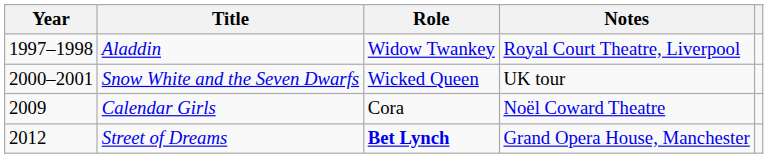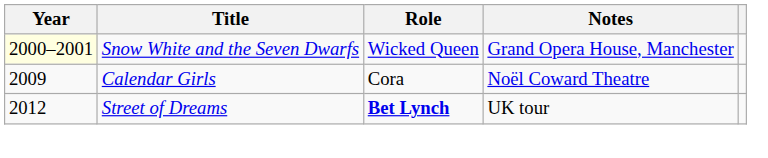- row: (131, 49)
(51, 78) no background -> (51, 49) lightyellow background
(534, 78) UK tour -> (611, 49) Grand Opera House, Manchester
(627, 138) Grand Opera House, Manchester -> (518, 108) UK tour
